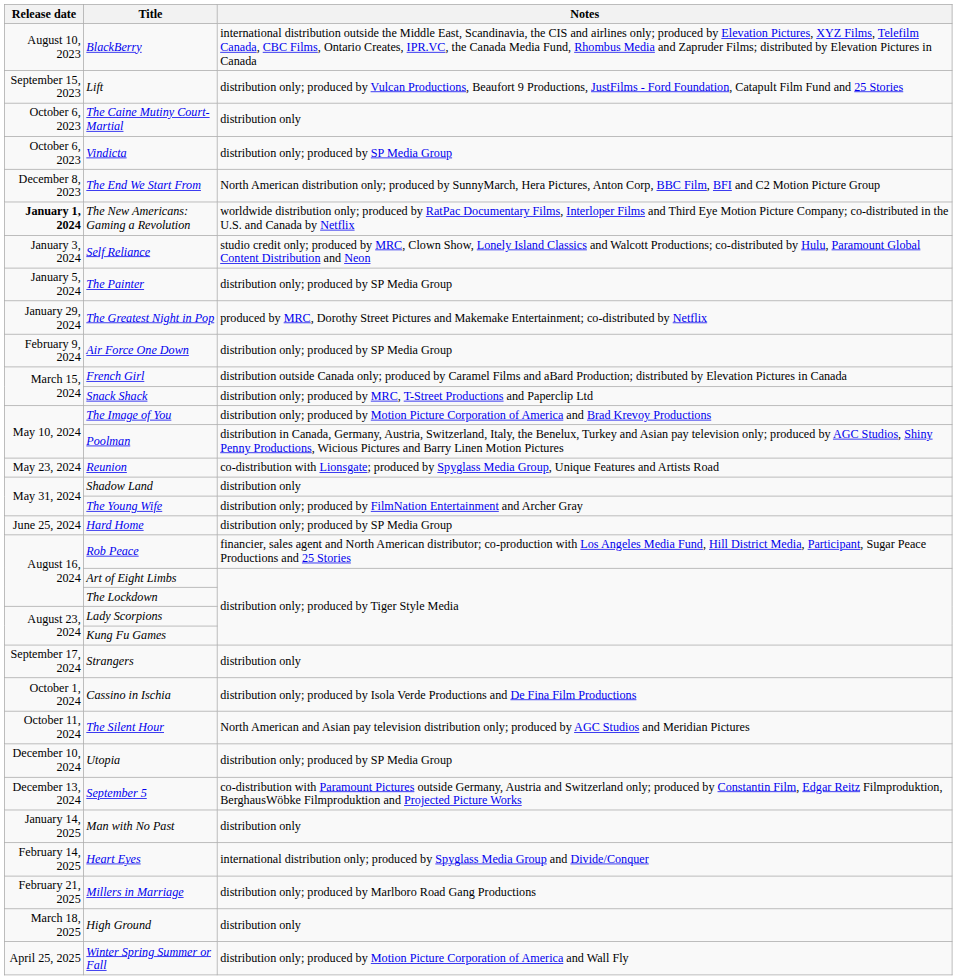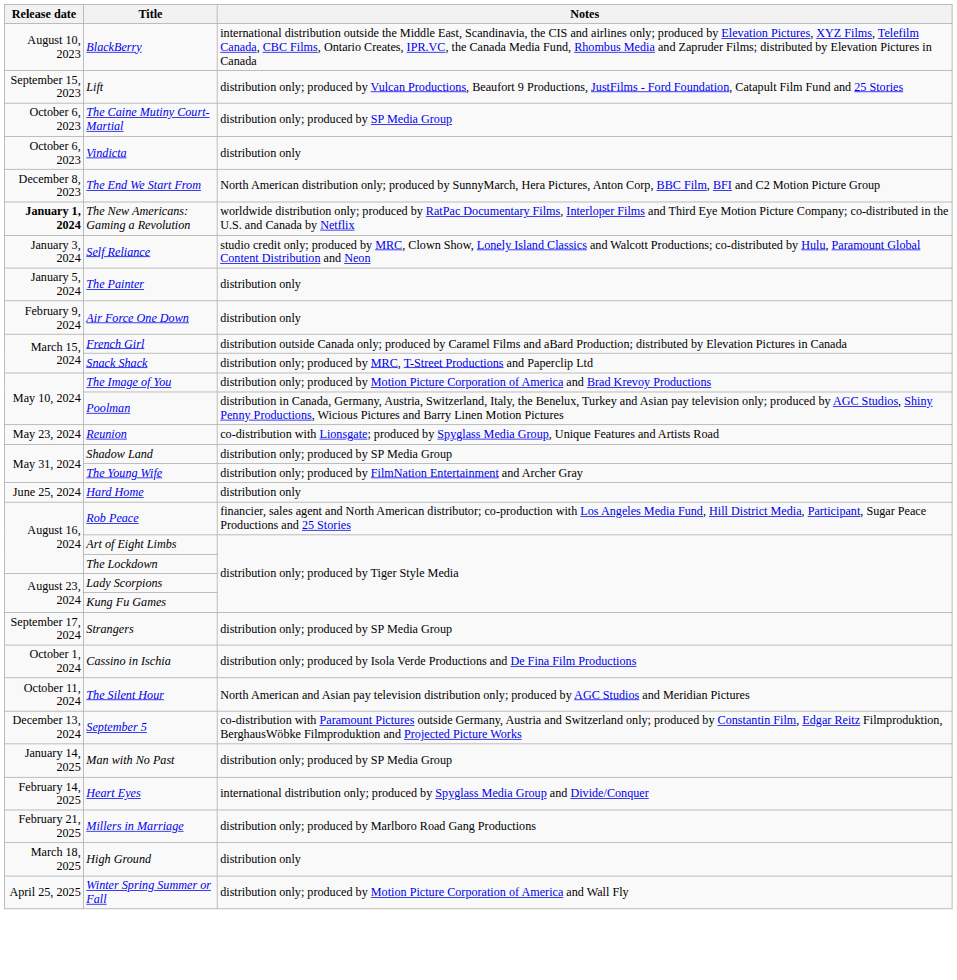(261, 119) distribution only -> (336, 119) distribution only; produced by SP Media Group
(336, 152) distribution only; produced by SP Media Group -> (261, 152) distribution only
(336, 284) distribution only; produced by SP Media Group -> (261, 284) distribution only
- row: (150, 317)
(336, 350) distribution only; produced by SP Media Group -> (261, 317) distribution only
(261, 486) distribution only -> (336, 453) distribution only; produced by SP Media Group
(336, 525) distribution only; produced by SP Media Group -> (261, 492) distribution only
(261, 661) distribution only -> (336, 628) distribution only; produced by SP Media Group
- row: (103, 760)
(261, 826) distribution only -> (336, 760) distribution only; produced by SP Media Group
